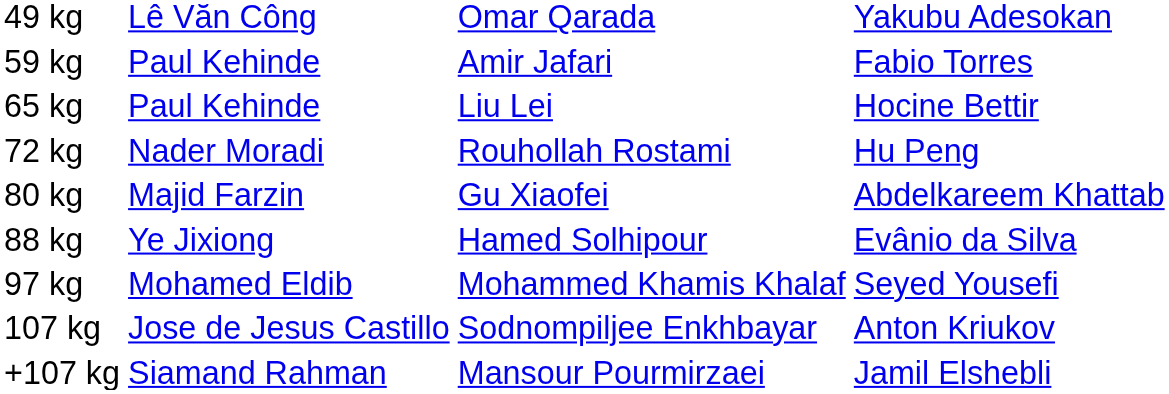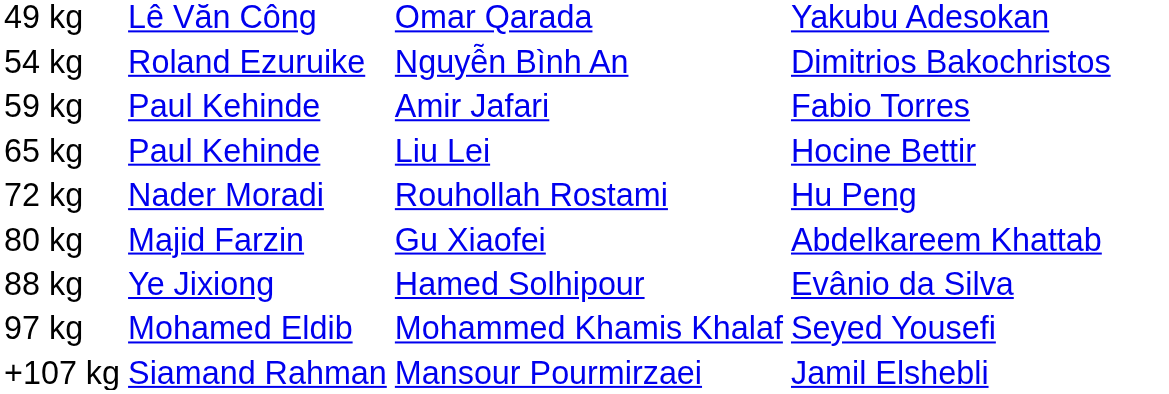+ row: (44, 62)
- row: (53, 328)
